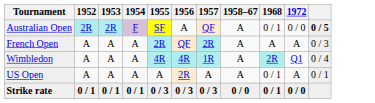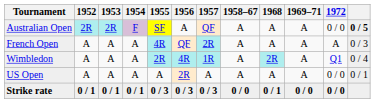+ column: (304, 12)
(272, 28) 0 / 1 -> (272, 28) A
(160, 43) 2R -> (160, 43) 4R
(160, 59) 4R -> (160, 59) 2R
(272, 75) 0 / 1 -> (272, 75) A
(297, 75) A -> (336, 75) 0 / 0
